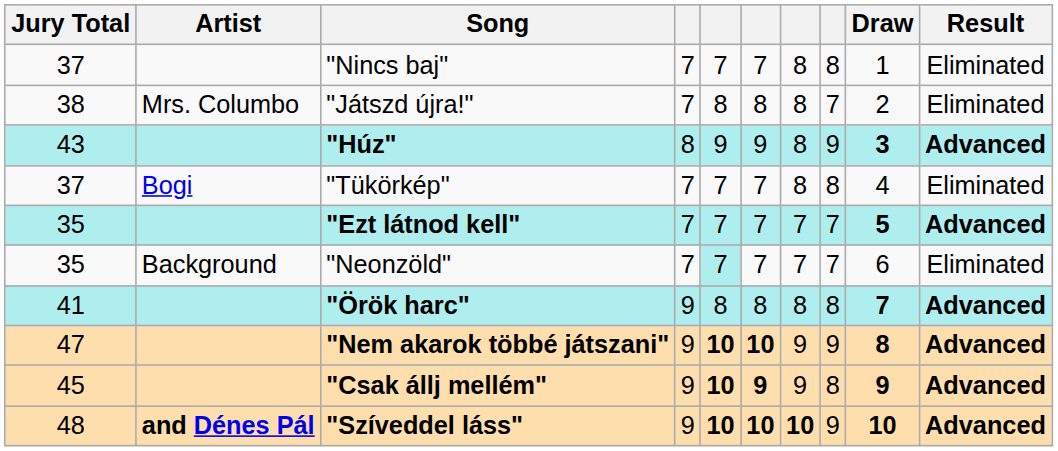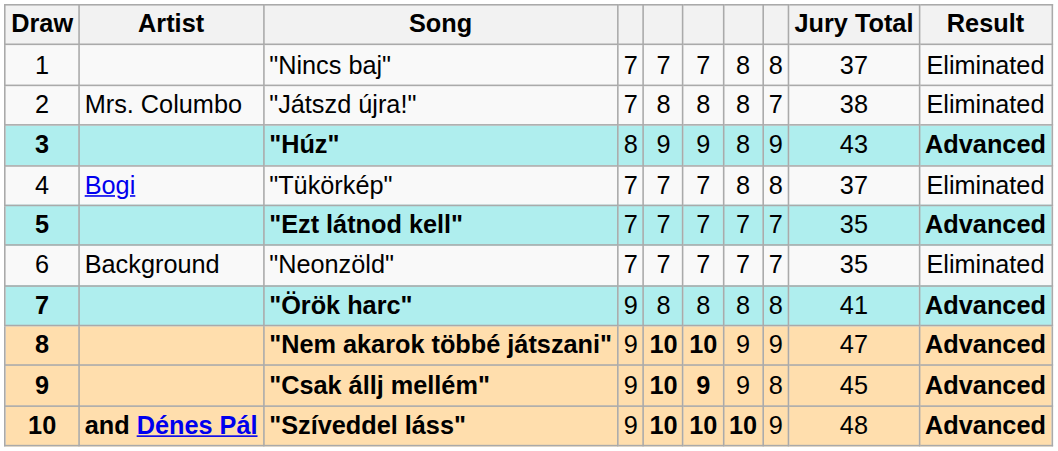columns swapped: (883, 24) <-> (71, 24)
(721, 265) paleturquoise background -> (663, 265) no background
